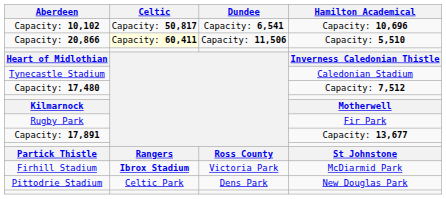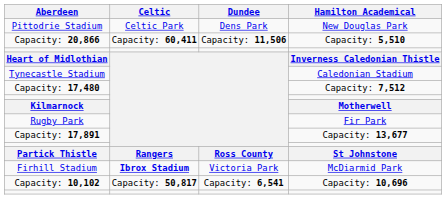rows swapped: (57, 183) <-> (57, 26)
(154, 40) lightyellow background -> (154, 40) no background
